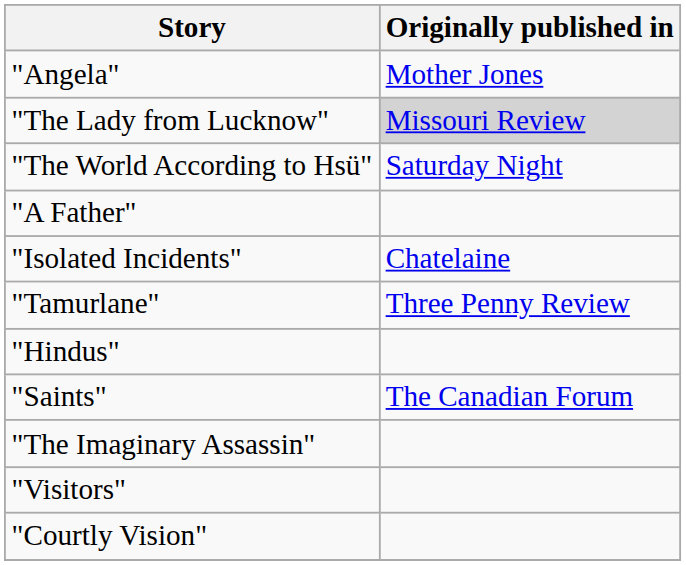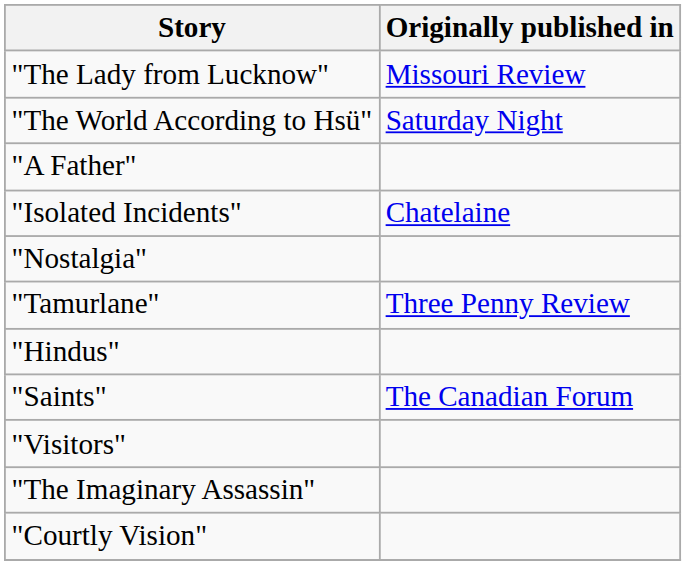- row: (66, 73)
(486, 119) lightgrey background -> (486, 73) no background
+ row: (79, 258)
rows swapped: (69, 489) <-> (163, 443)
